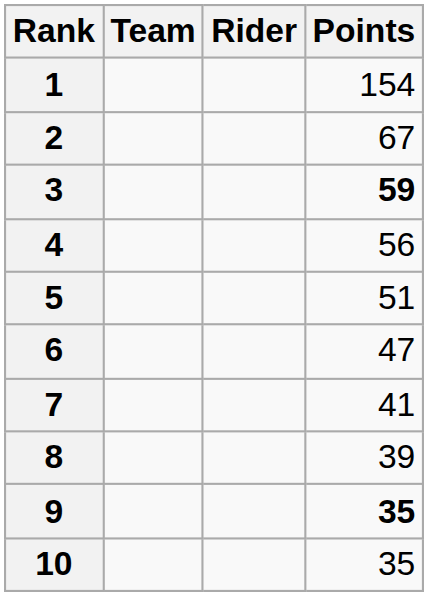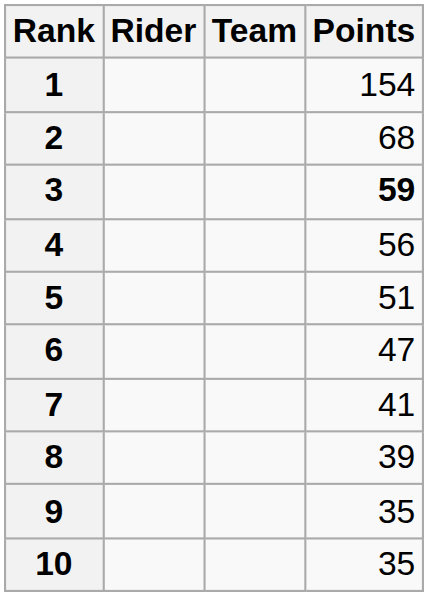columns swapped: (254, 31) <-> (153, 31)
(397, 137) 67 -> (397, 137) 68
(397, 510) bold -> (397, 510) normal
